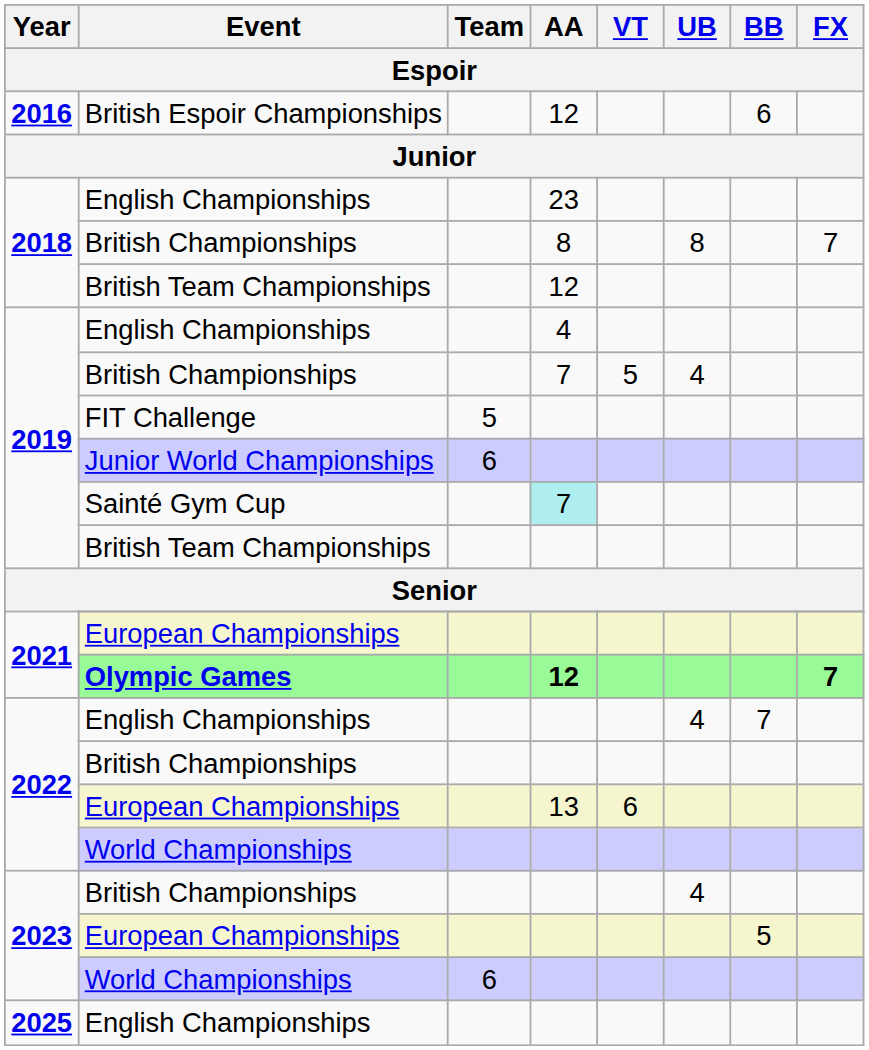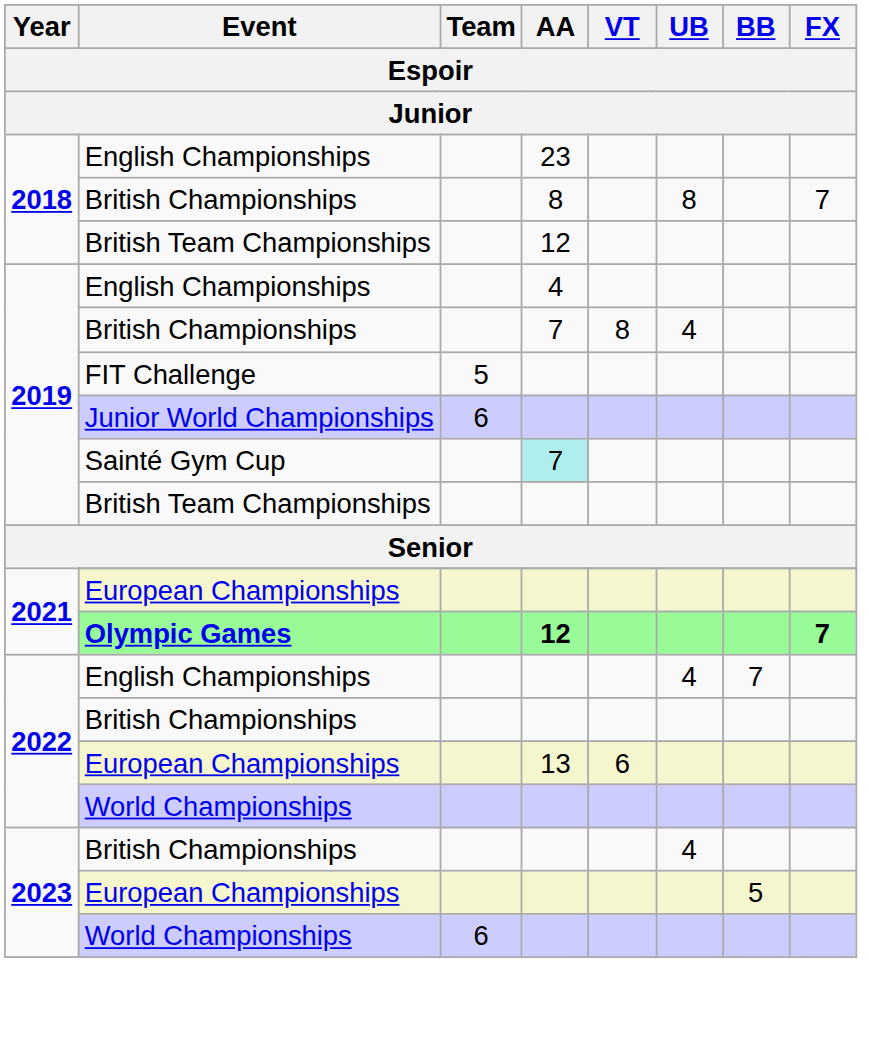- row: (42, 113)
(630, 373) 5 -> (622, 330) 8
- row: (42, 1023)
